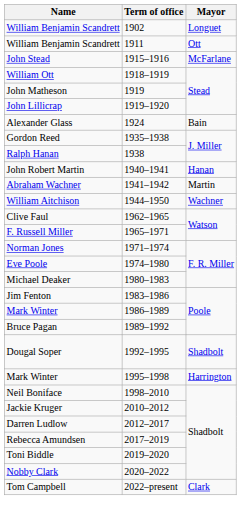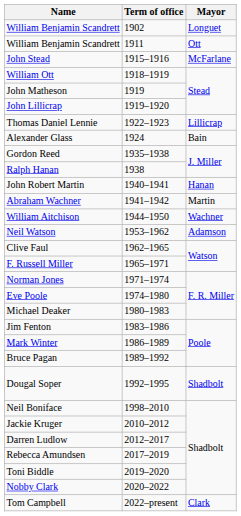+ row: (52, 122)
+ row: (31, 232)
- row: (32, 377)
